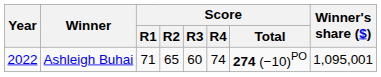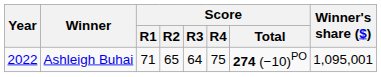(195, 59) 60 -> (195, 59) 64
(218, 59) 74 -> (218, 59) 75
